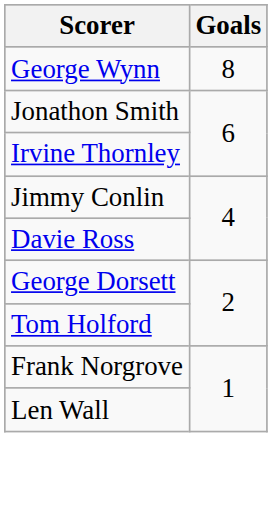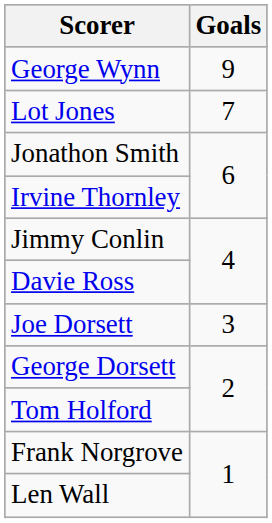(228, 68) 8 -> (228, 68) 9
+ row: (63, 111)
+ row: (72, 324)
